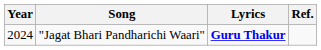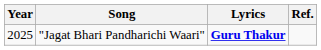(20, 34) 2024 -> (20, 34) 2025
